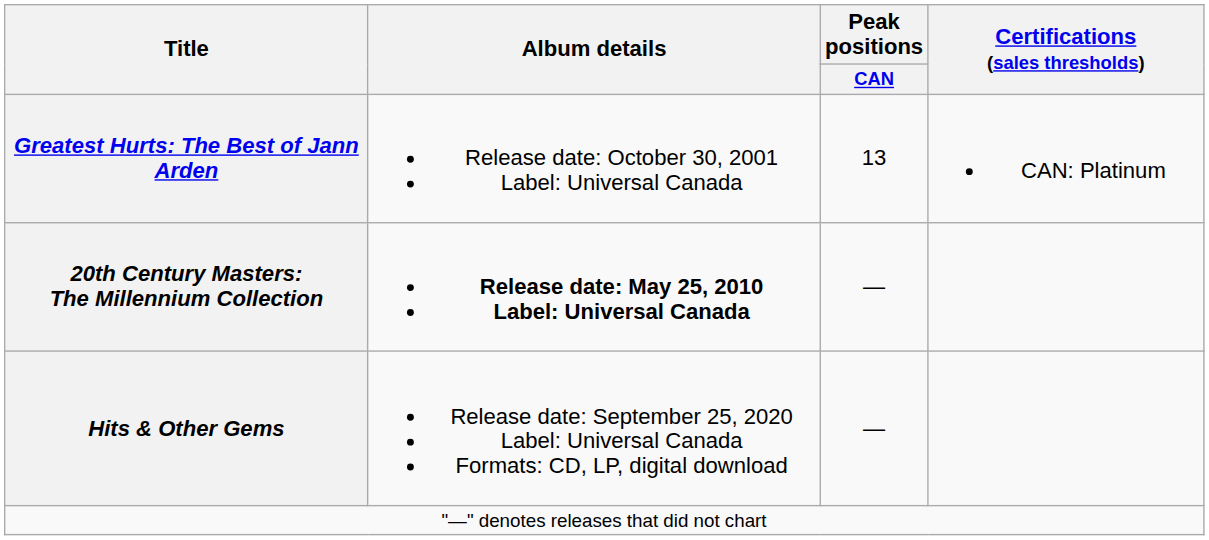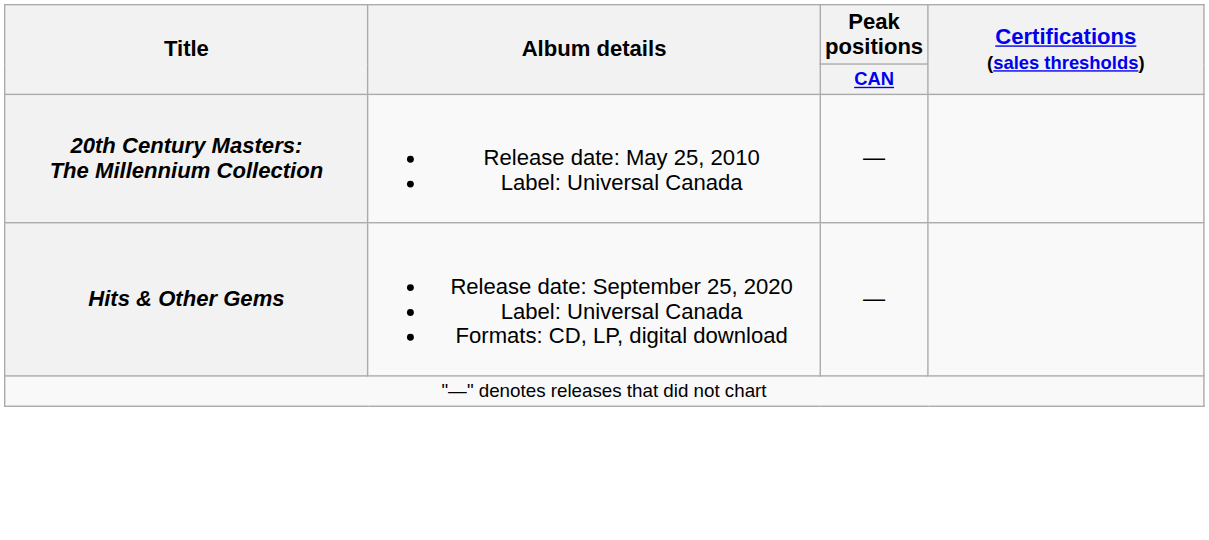- row: (186, 158)
(594, 300) bold -> (594, 171) normal
